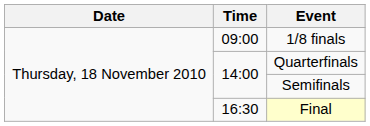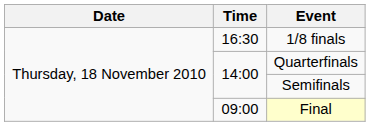(240, 39) 09:00 -> (240, 39) 16:30
(240, 109) 16:30 -> (240, 109) 09:00
